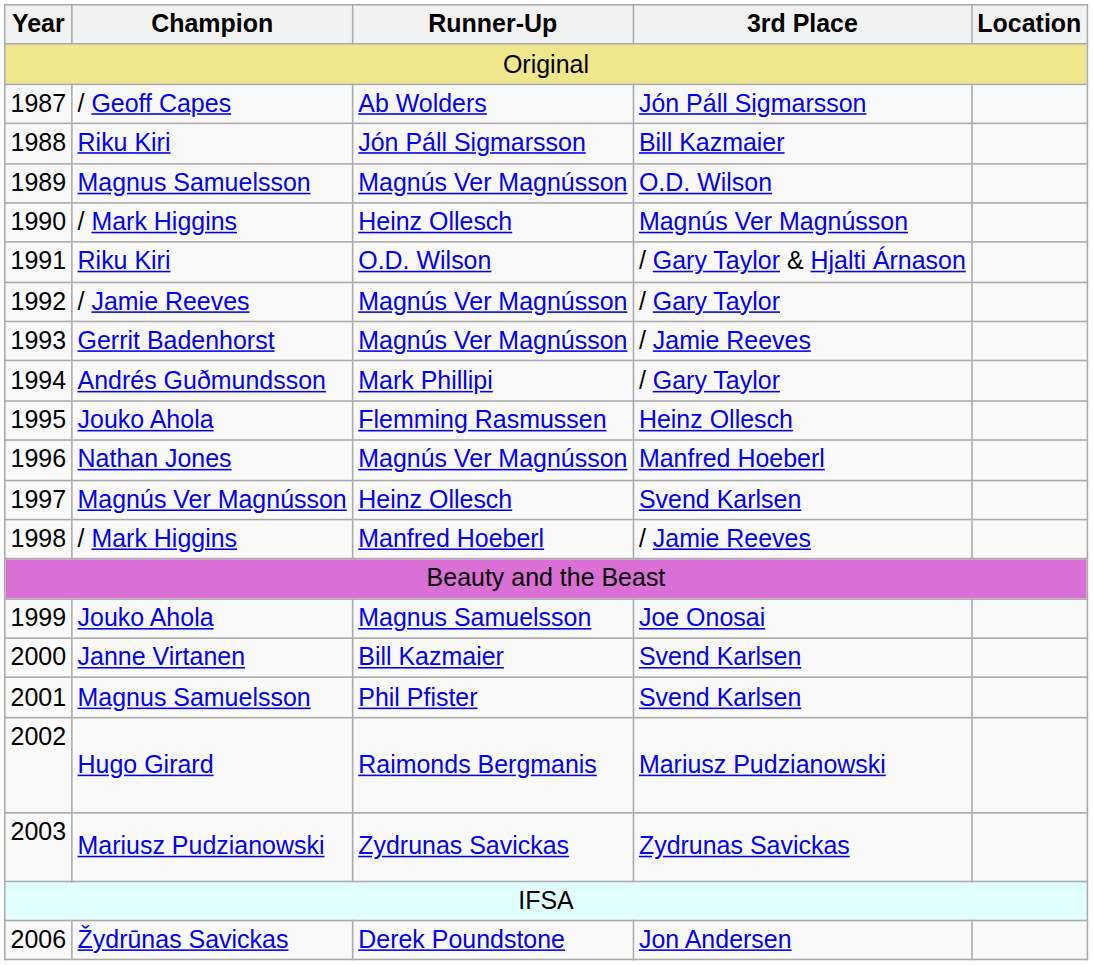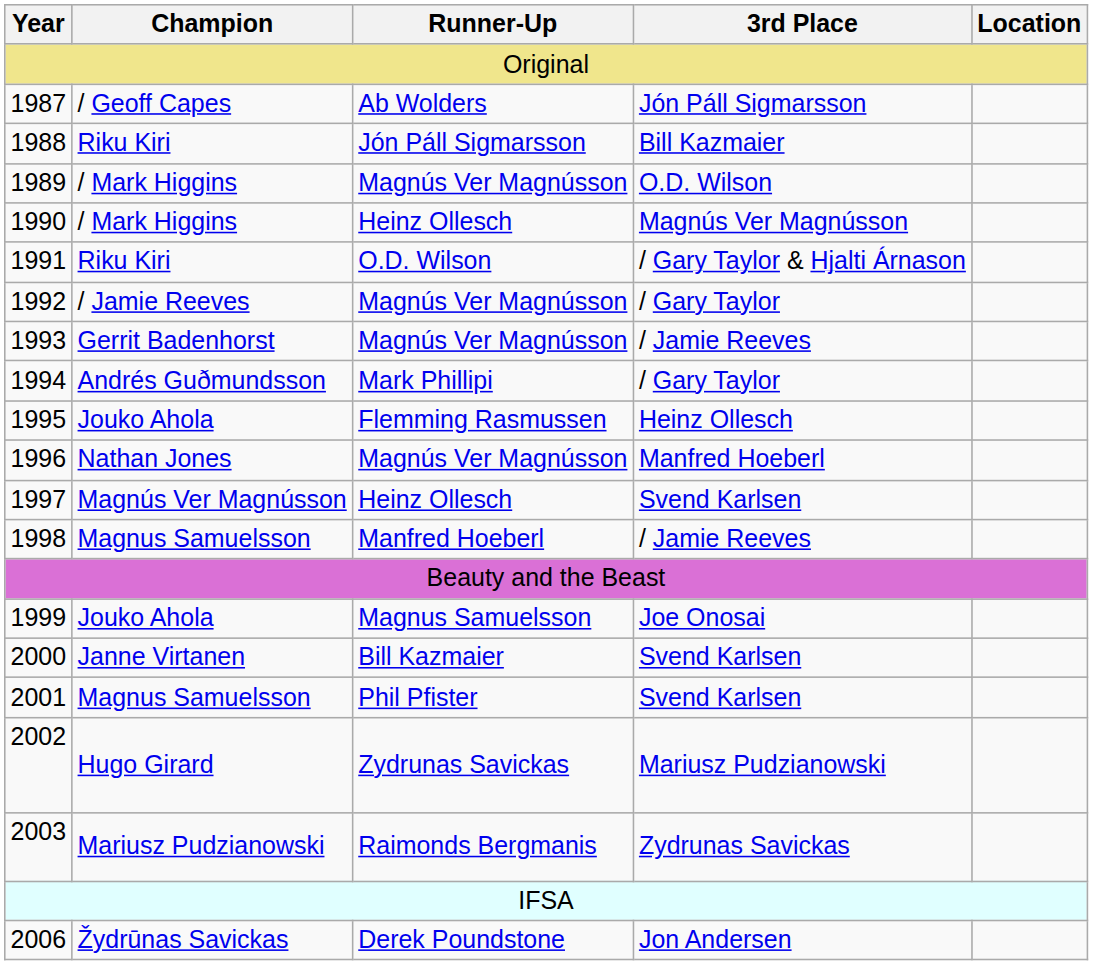(194, 182) Magnus Samuelsson -> (157, 182) / Mark Higgins
(157, 538) / Mark Higgins -> (194, 538) Magnus Samuelsson
(478, 764) Raimonds Bergmanis -> (464, 764) Zydrunas Savickas
(464, 846) Zydrunas Savickas -> (478, 846) Raimonds Bergmanis
